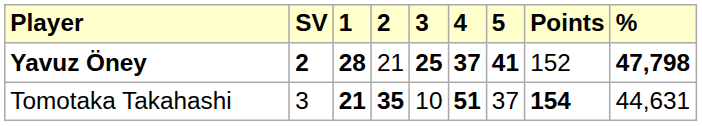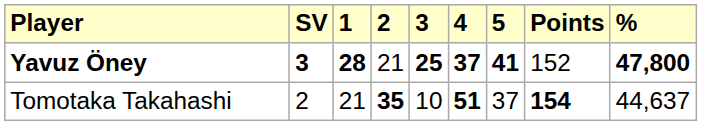(302, 62) 2 -> (302, 62) 3
(653, 62) 47,798 -> (653, 62) 47,800
(302, 100) 3 -> (302, 100) 2
(352, 100) bold -> (352, 100) normal
(653, 100) 44,631 -> (653, 100) 44,637
